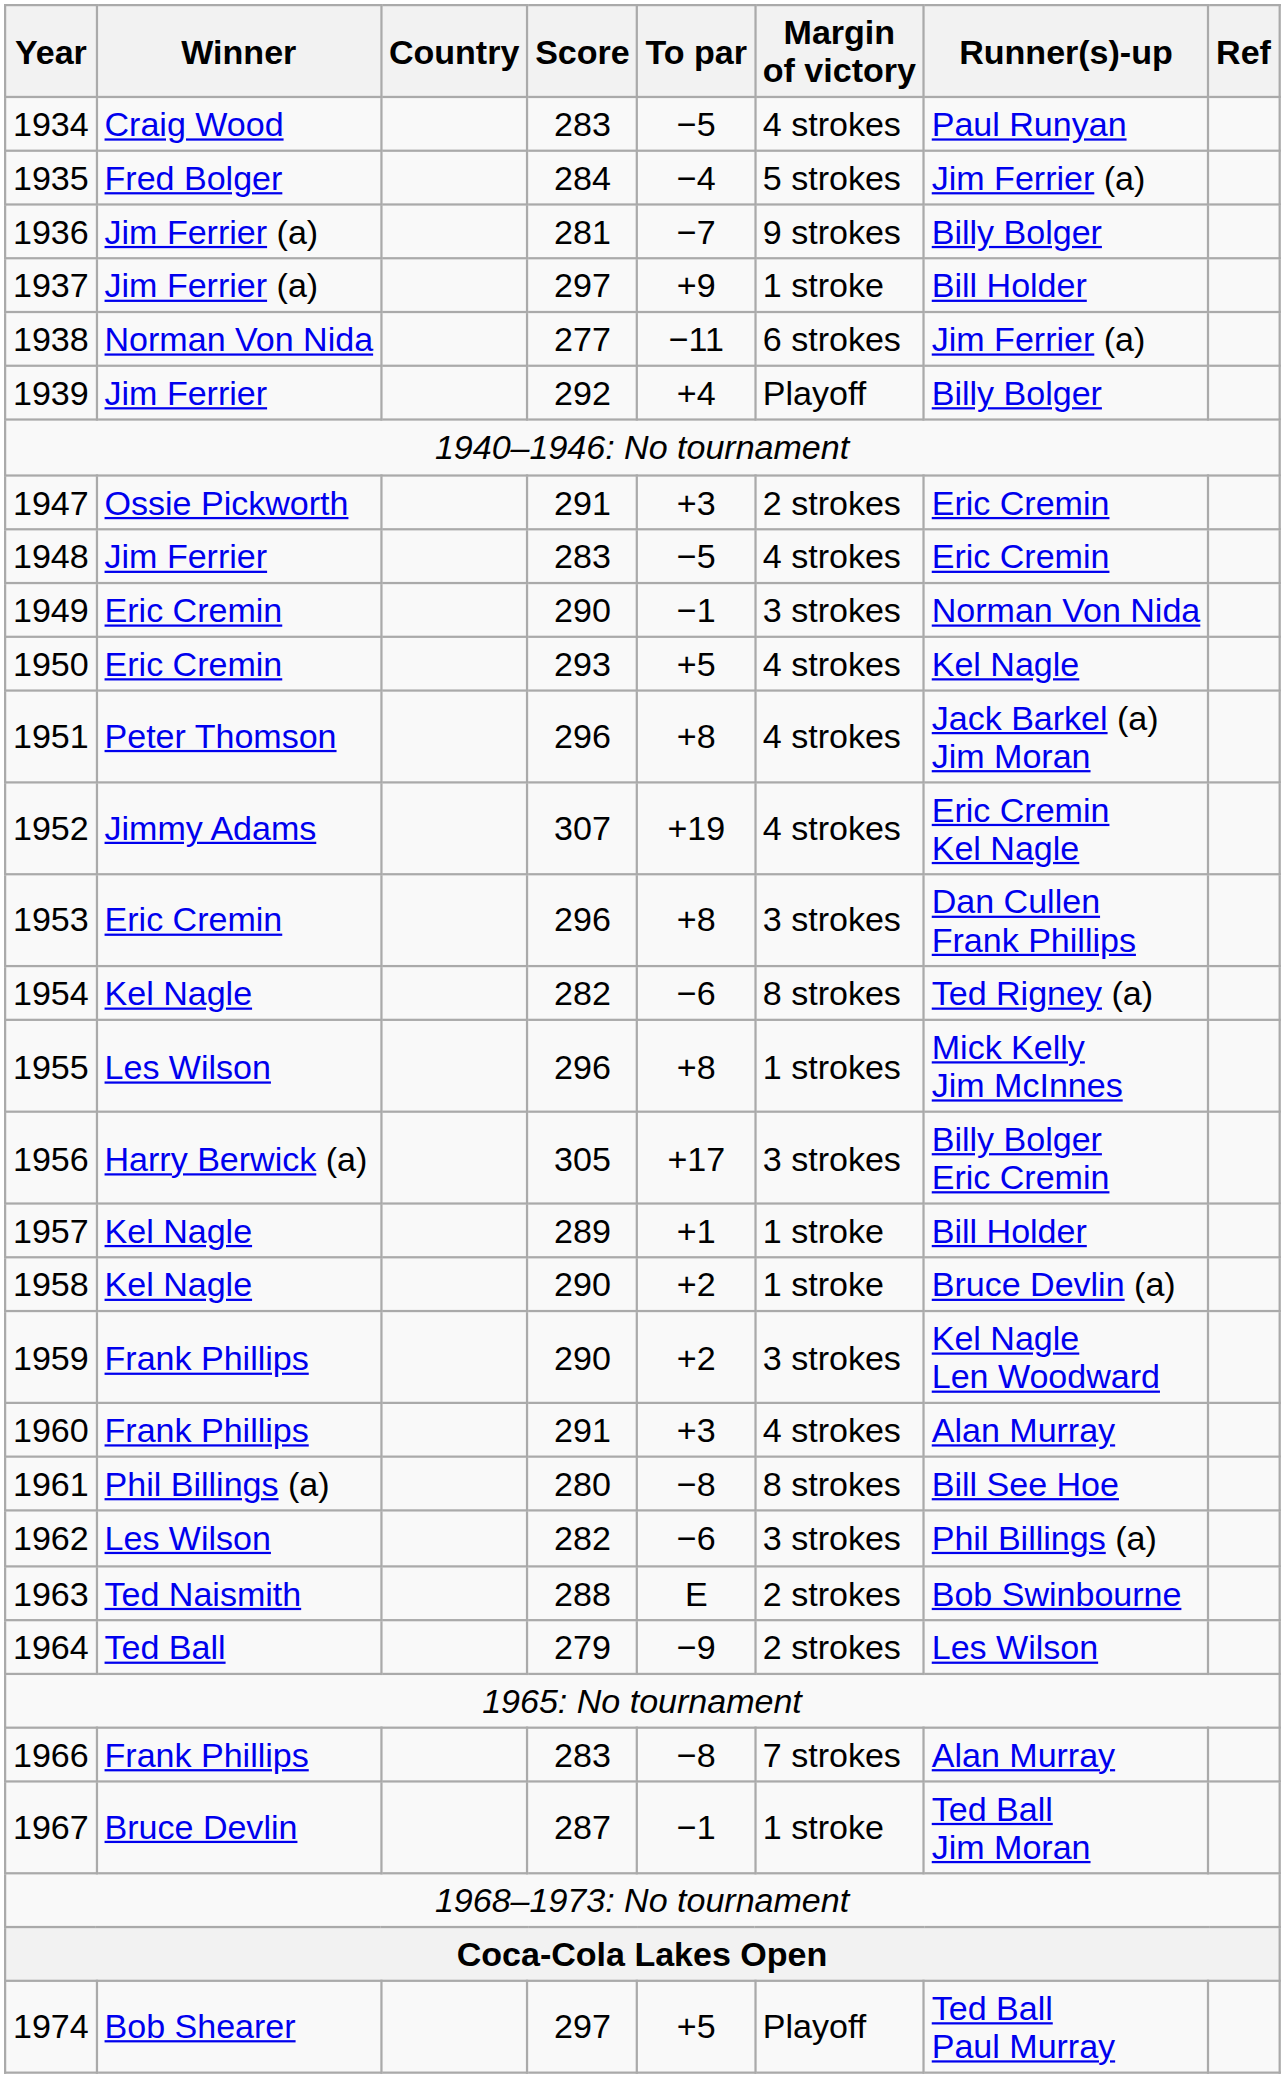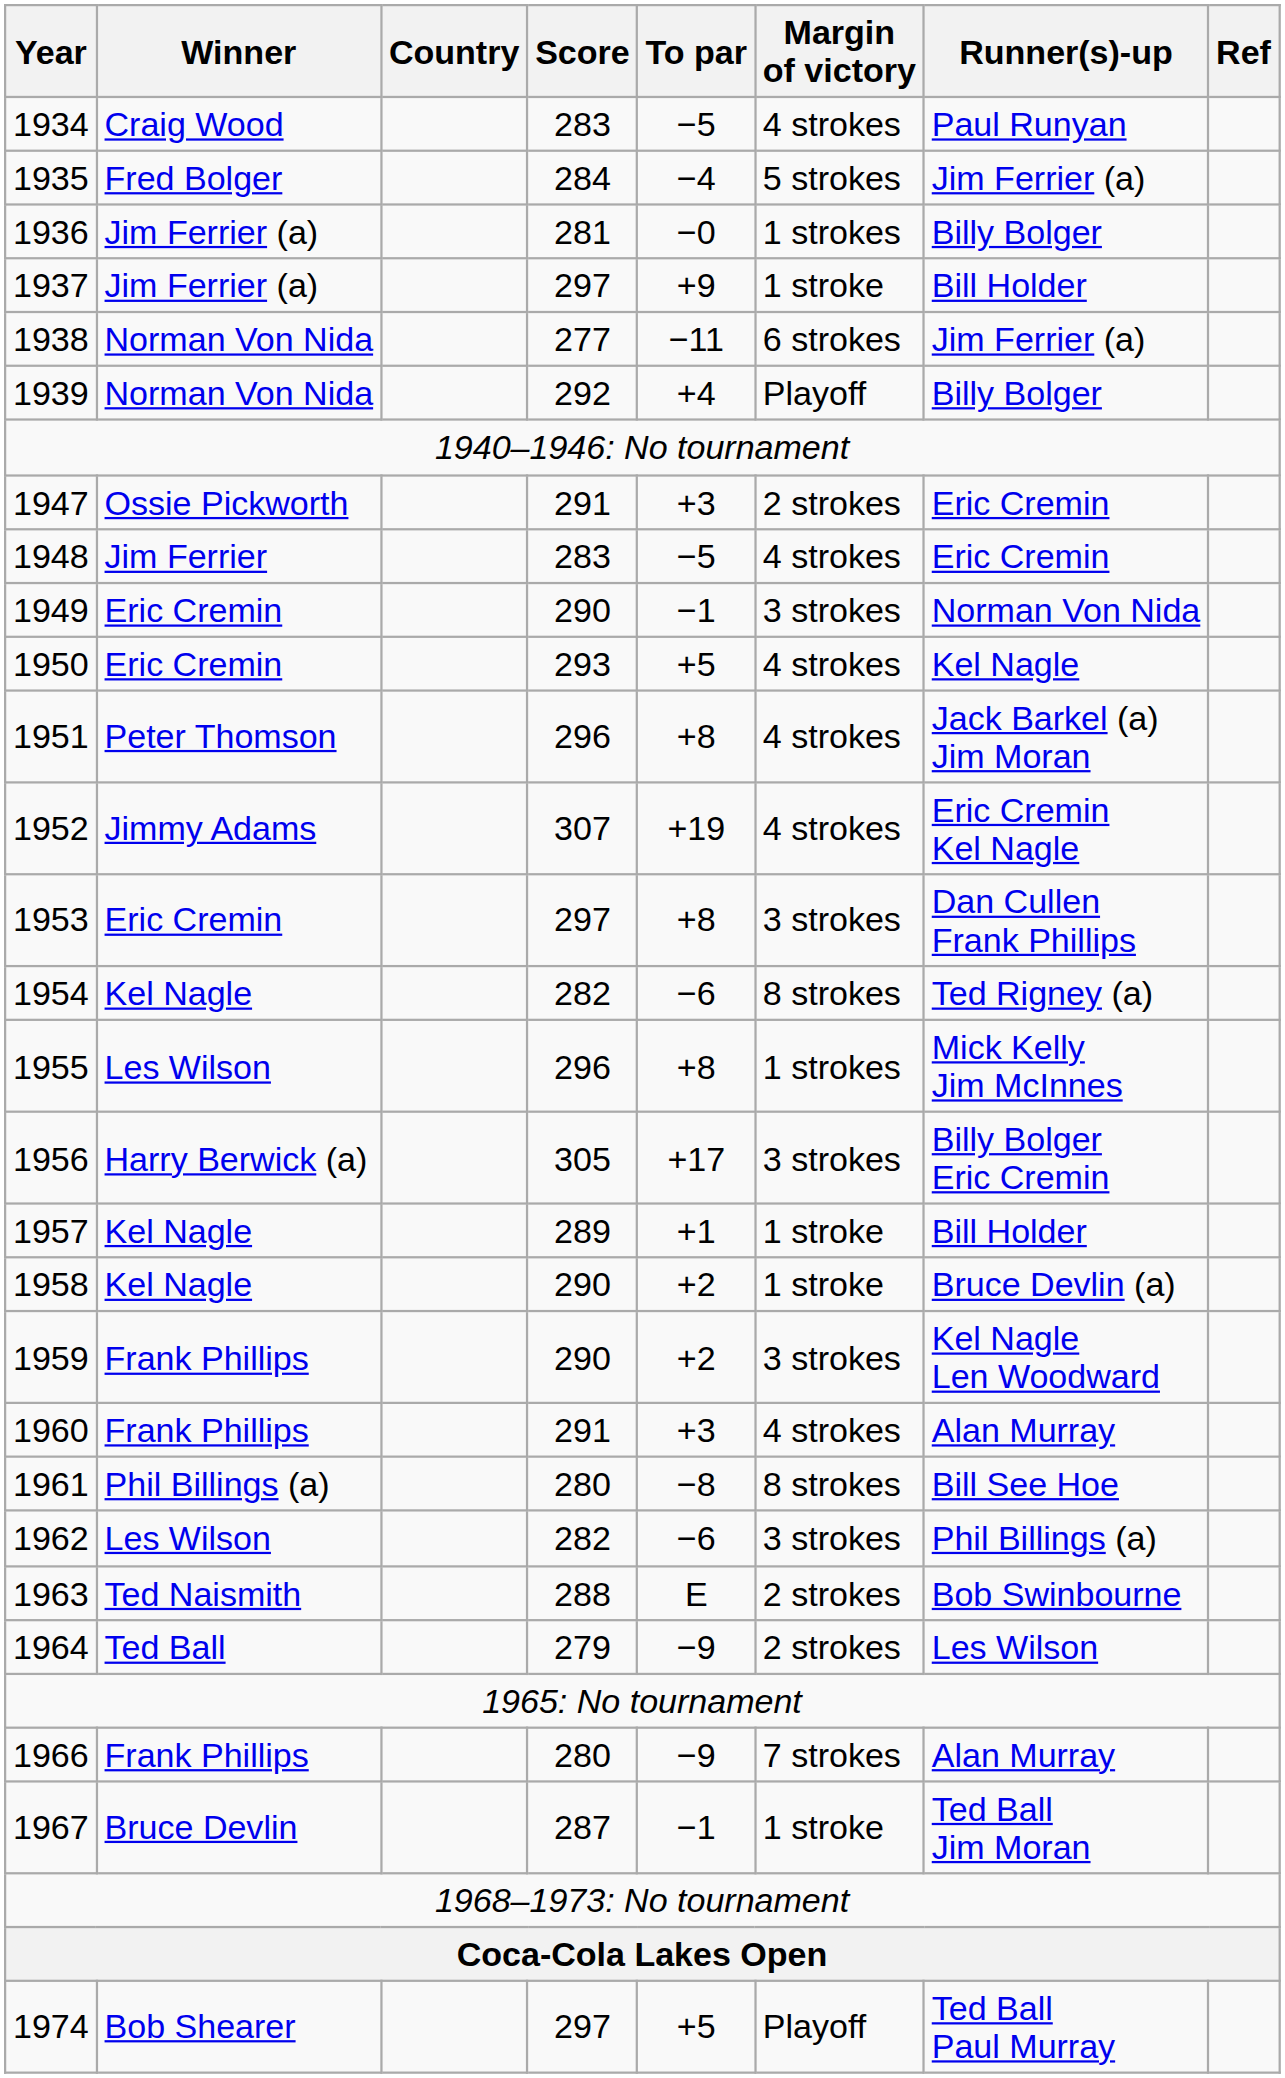(696, 232) −7 -> (696, 232) −0
(832, 232) 9 strokes -> (832, 232) 1 strokes
(186, 394) Jim Ferrier -> (239, 394) Norman Von Nida
(582, 920) 296 -> (582, 920) 297
(582, 1754) 283 -> (582, 1754) 280
(696, 1754) −8 -> (696, 1754) −9
